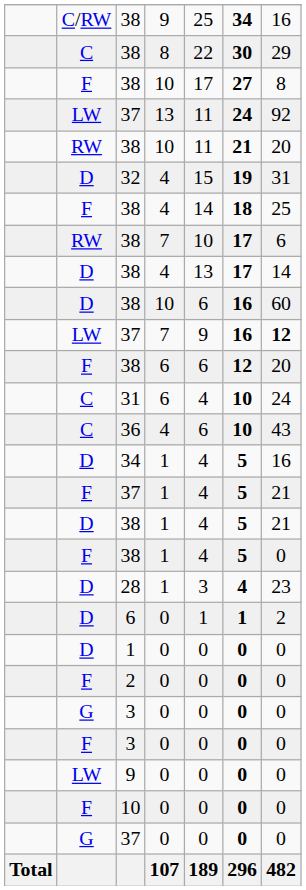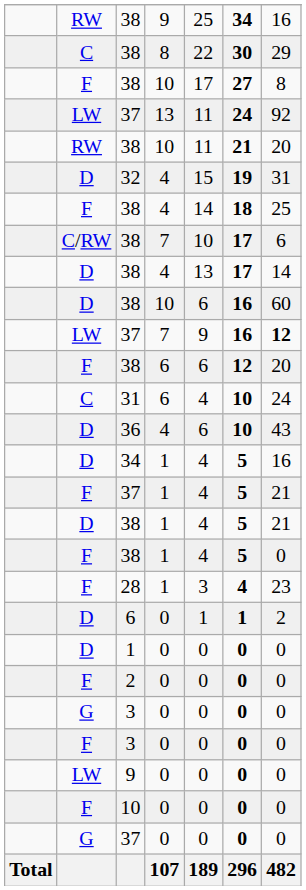(87, 20) C/RW -> (87, 20) RW
(87, 240) RW -> (87, 240) C/RW
(87, 429) C -> (87, 429) D
(87, 586) D -> (87, 586) F
